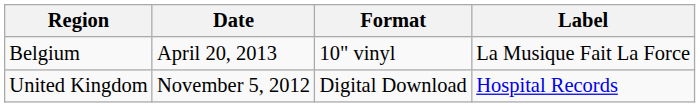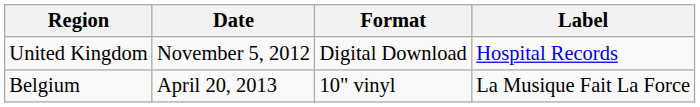rows swapped: (78, 85) <-> (45, 53)
